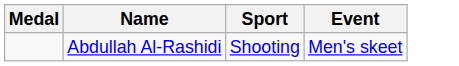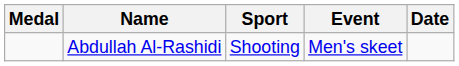+ column: (430, 19)
